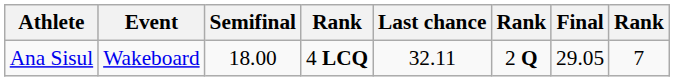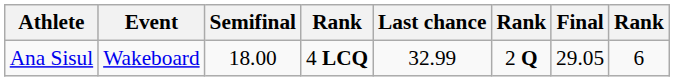(432, 57) 32.11 -> (432, 57) 32.99
(639, 57) 7 -> (639, 57) 6
